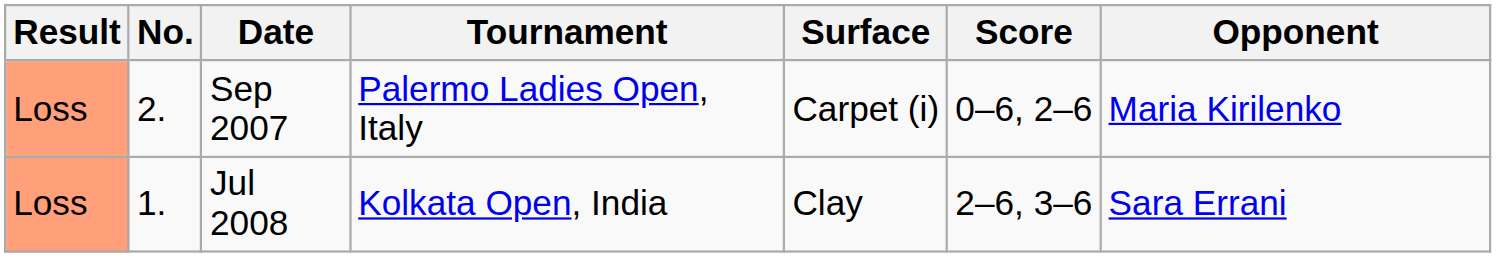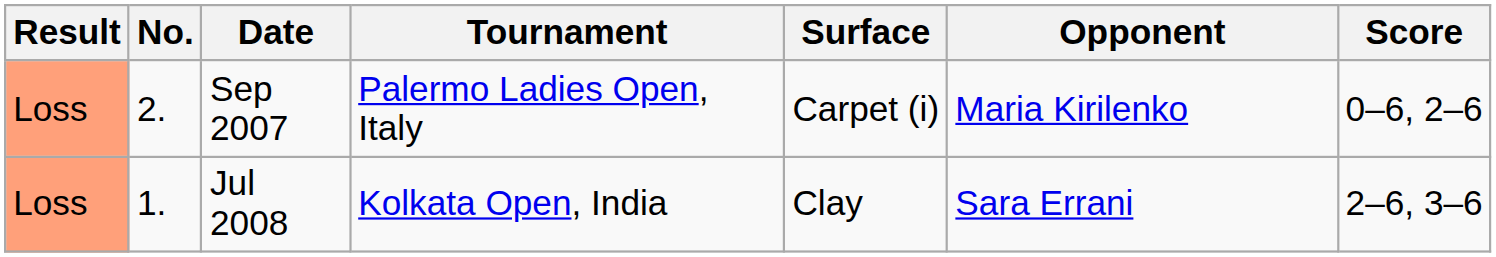columns swapped: (1296, 32) <-> (1024, 32)
